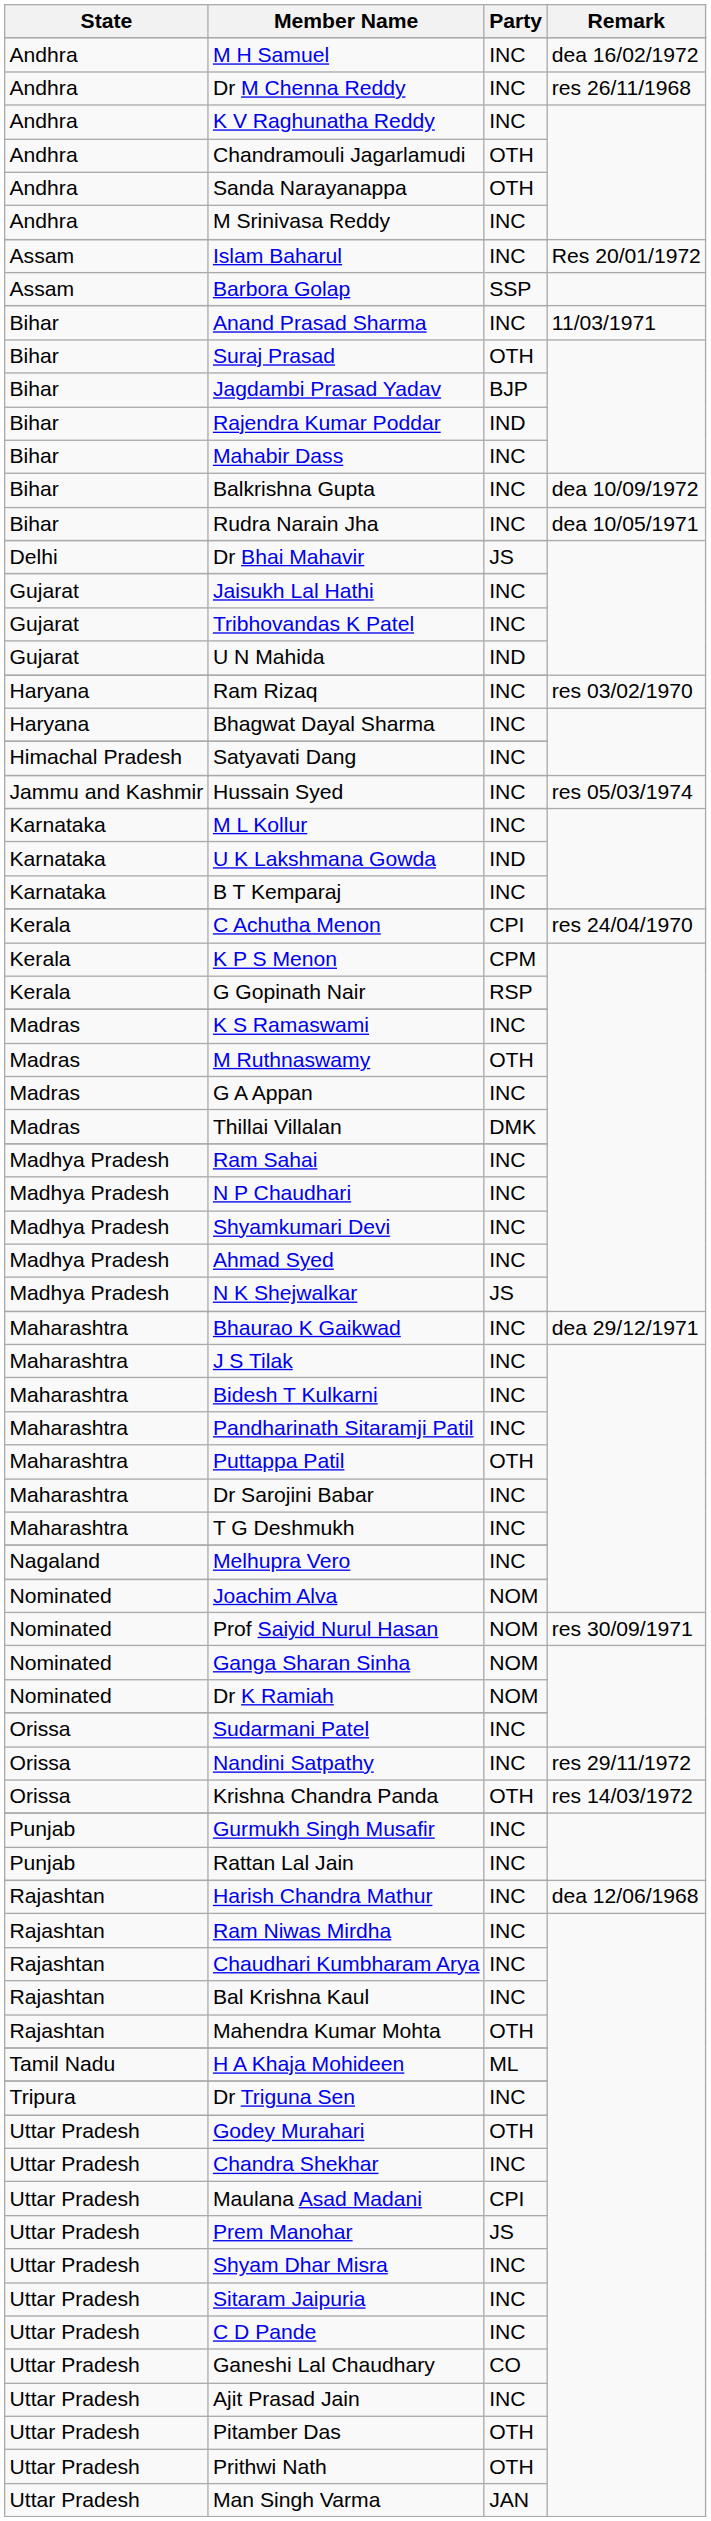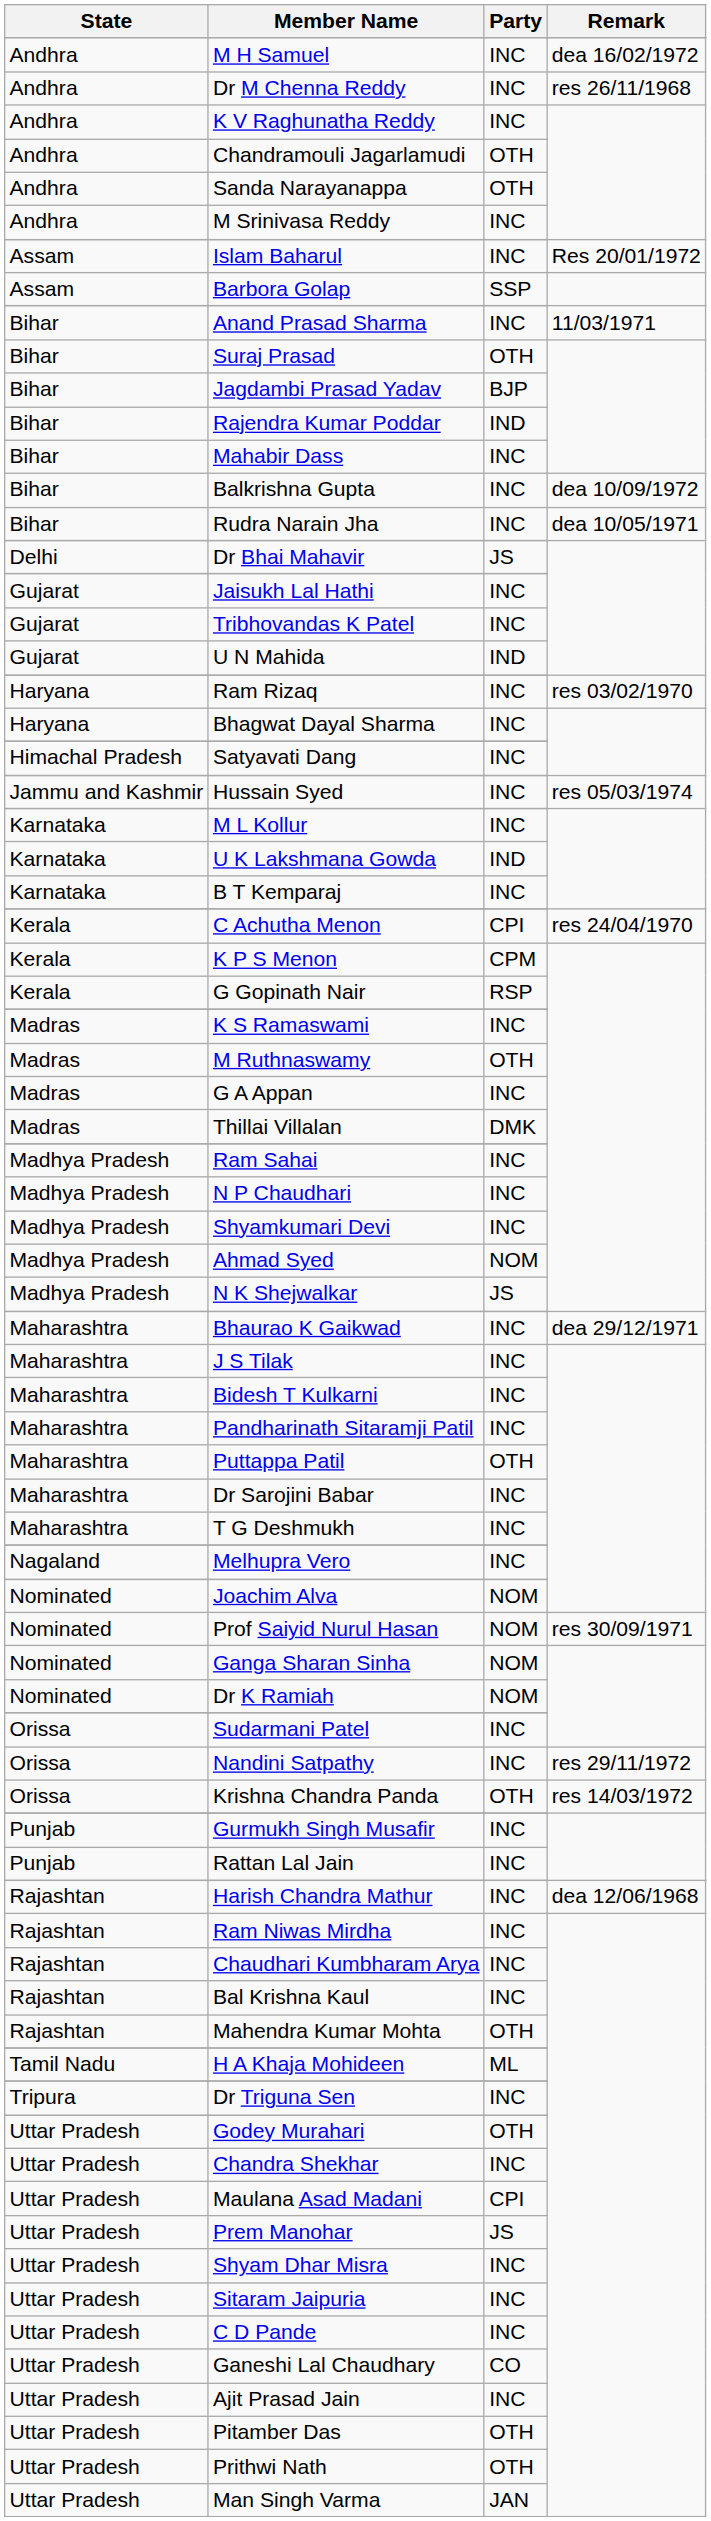(507, 1260) INC -> (514, 1260) NOM
